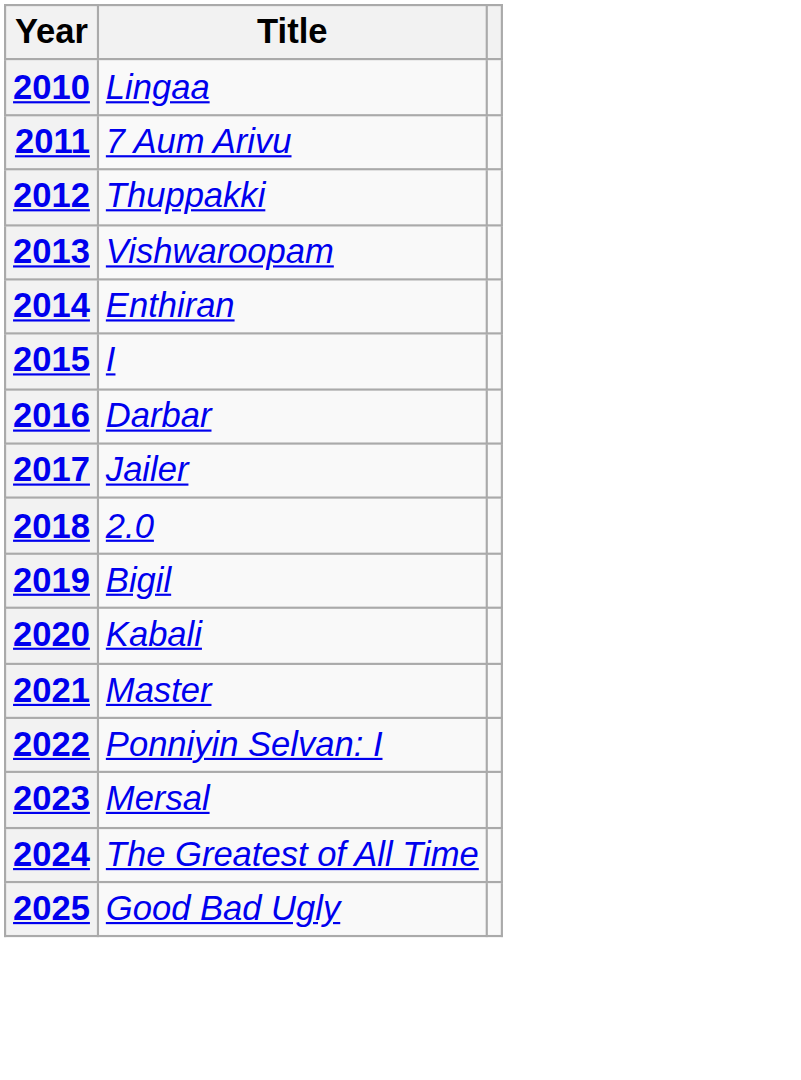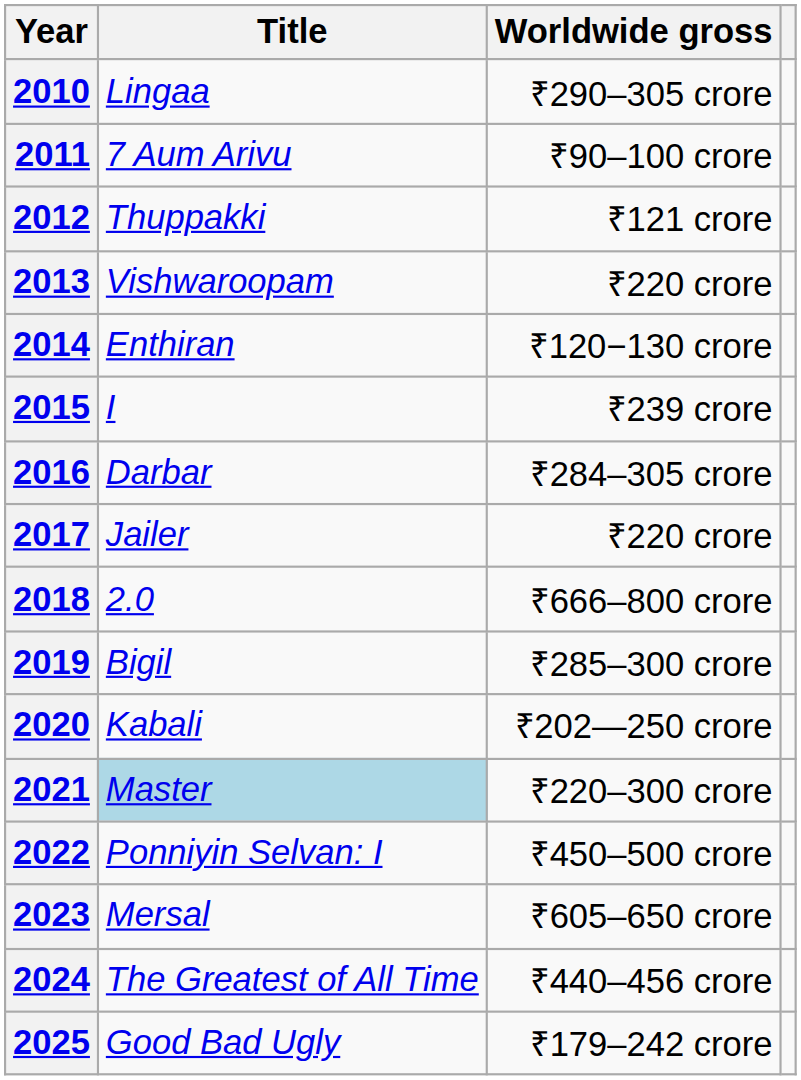+ column: (634, 31)
(159, 689) no background -> (159, 788) lightblue background
